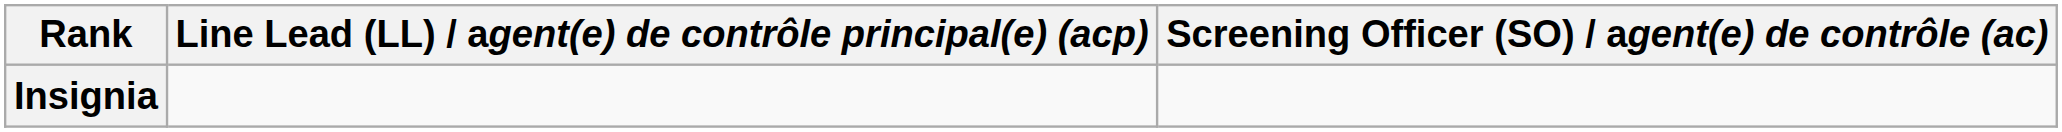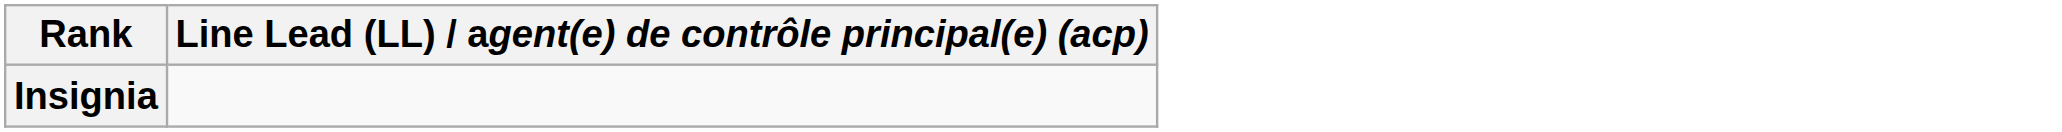- column: (1607, 34)
